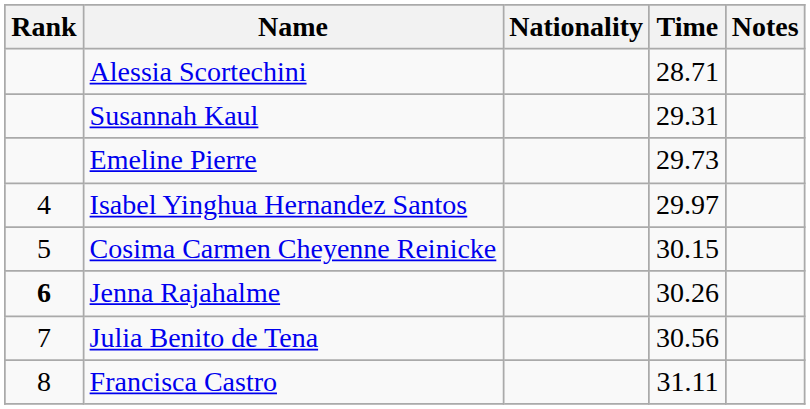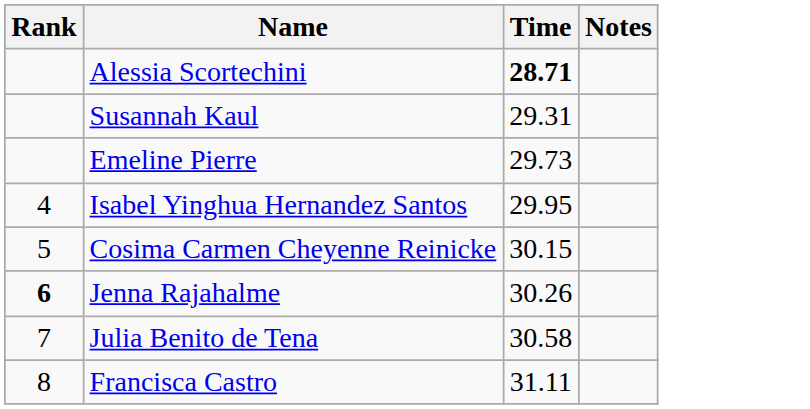- column: (576, 26)
(687, 71) normal -> (541, 71) bold
(687, 204) 29.97 -> (541, 204) 29.95
(687, 337) 30.56 -> (541, 337) 30.58
